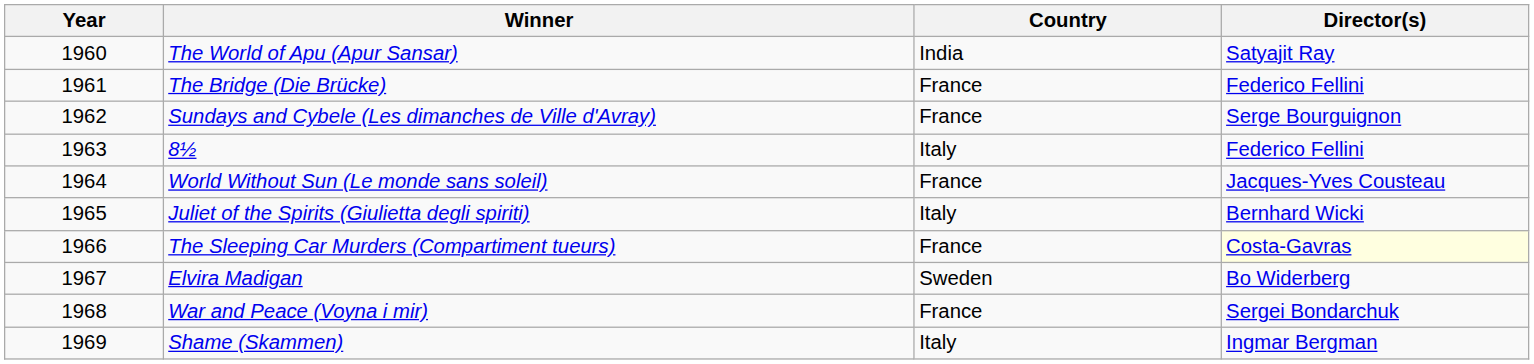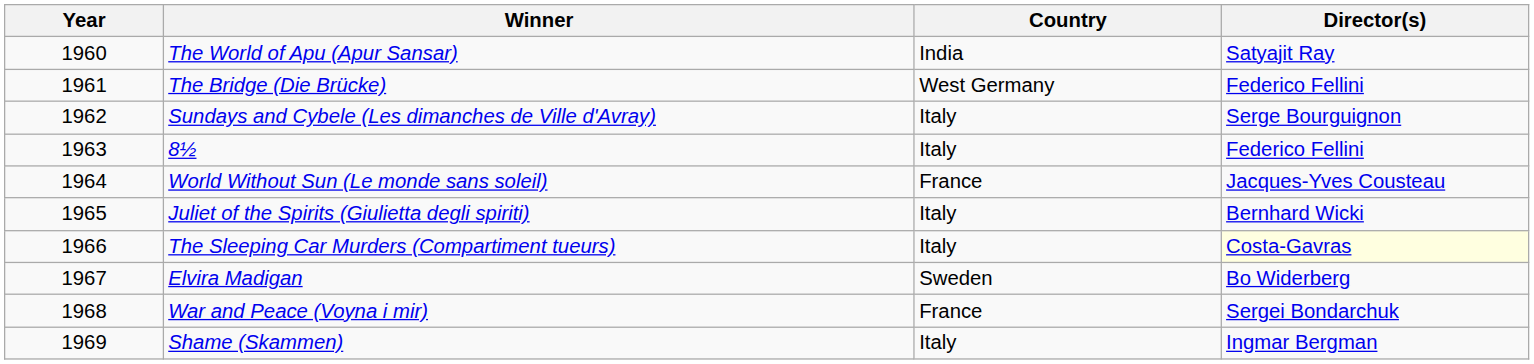(951, 85) France -> (987, 85) West Germany
(951, 117) France -> (938, 117) Italy
(951, 246) France -> (938, 246) Italy
